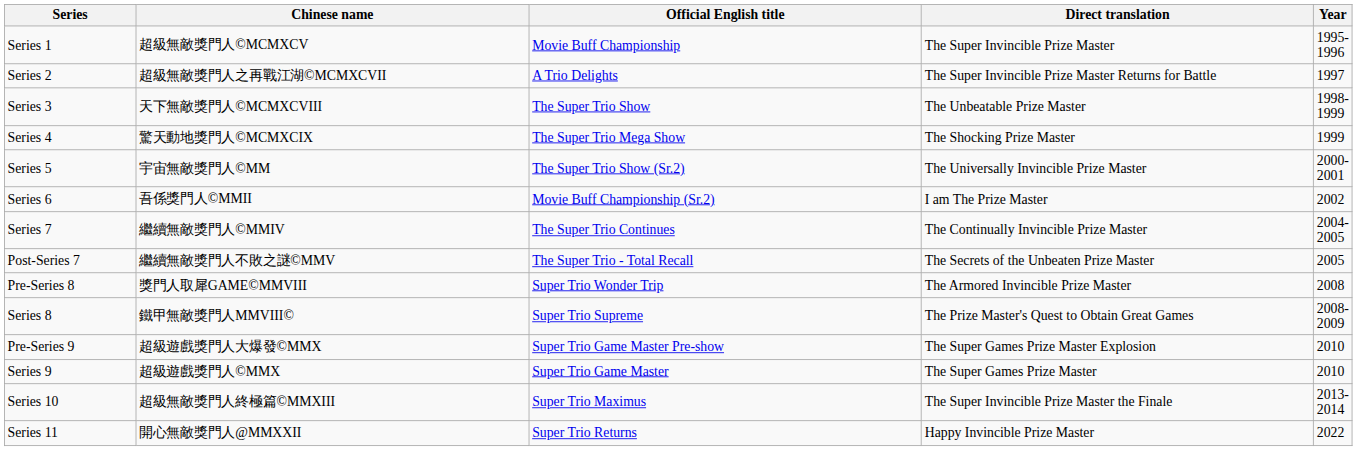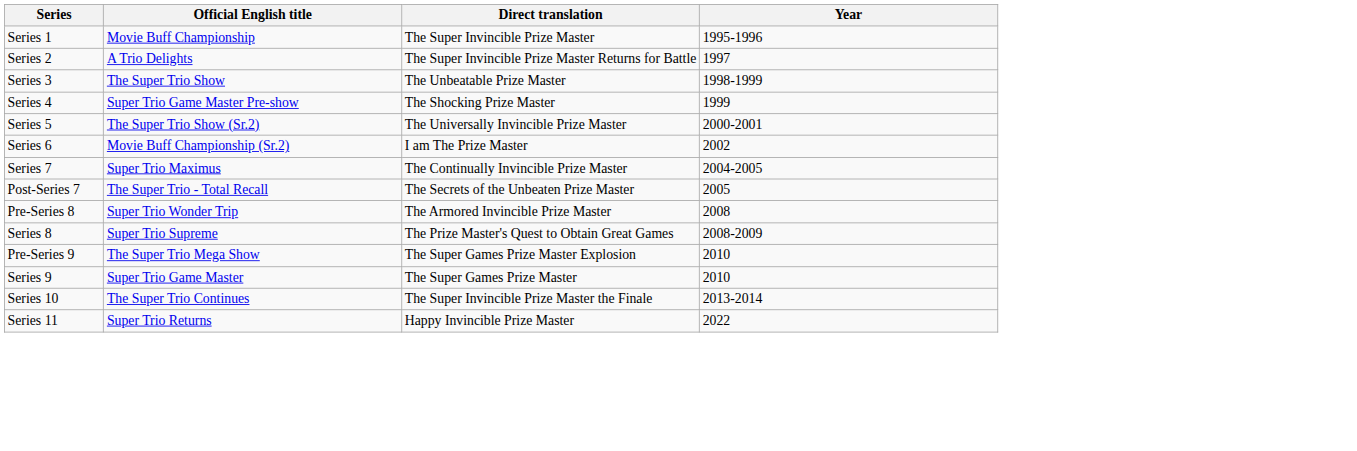- column: (332, 15)
(609, 137) The Super Trio Mega Show -> (203, 102) Super Trio Game Master Pre-show
(603, 230) The Super Trio Continues -> (164, 168) Super Trio Maximus
(628, 347) Super Trio Game Master Pre-show -> (183, 255) The Super Trio Mega Show
(589, 402) Super Trio Maximus -> (178, 299) The Super Trio Continues
